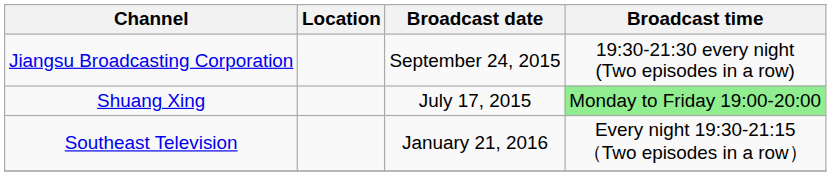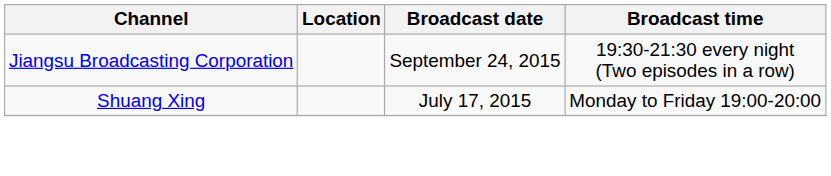(695, 100) lightgreen background -> (695, 100) no background
- row: (151, 142)
